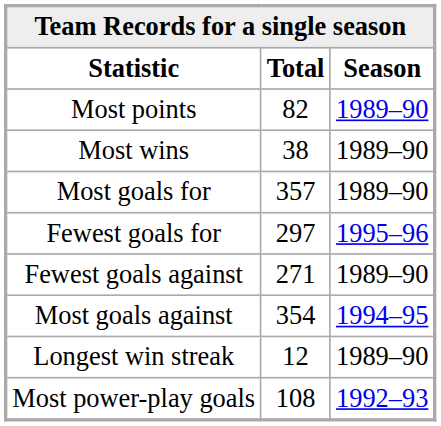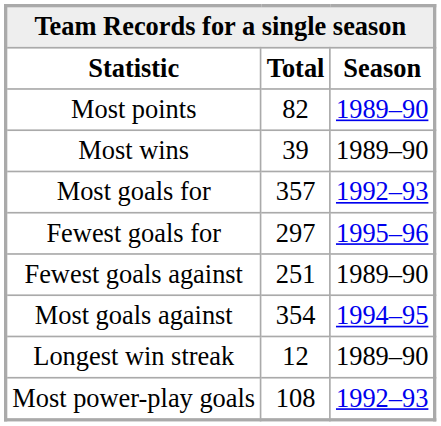(296, 150) 38 -> (296, 150) 39
(382, 191) 1989–90 -> (382, 191) 1992–93
(296, 274) 271 -> (296, 274) 251
